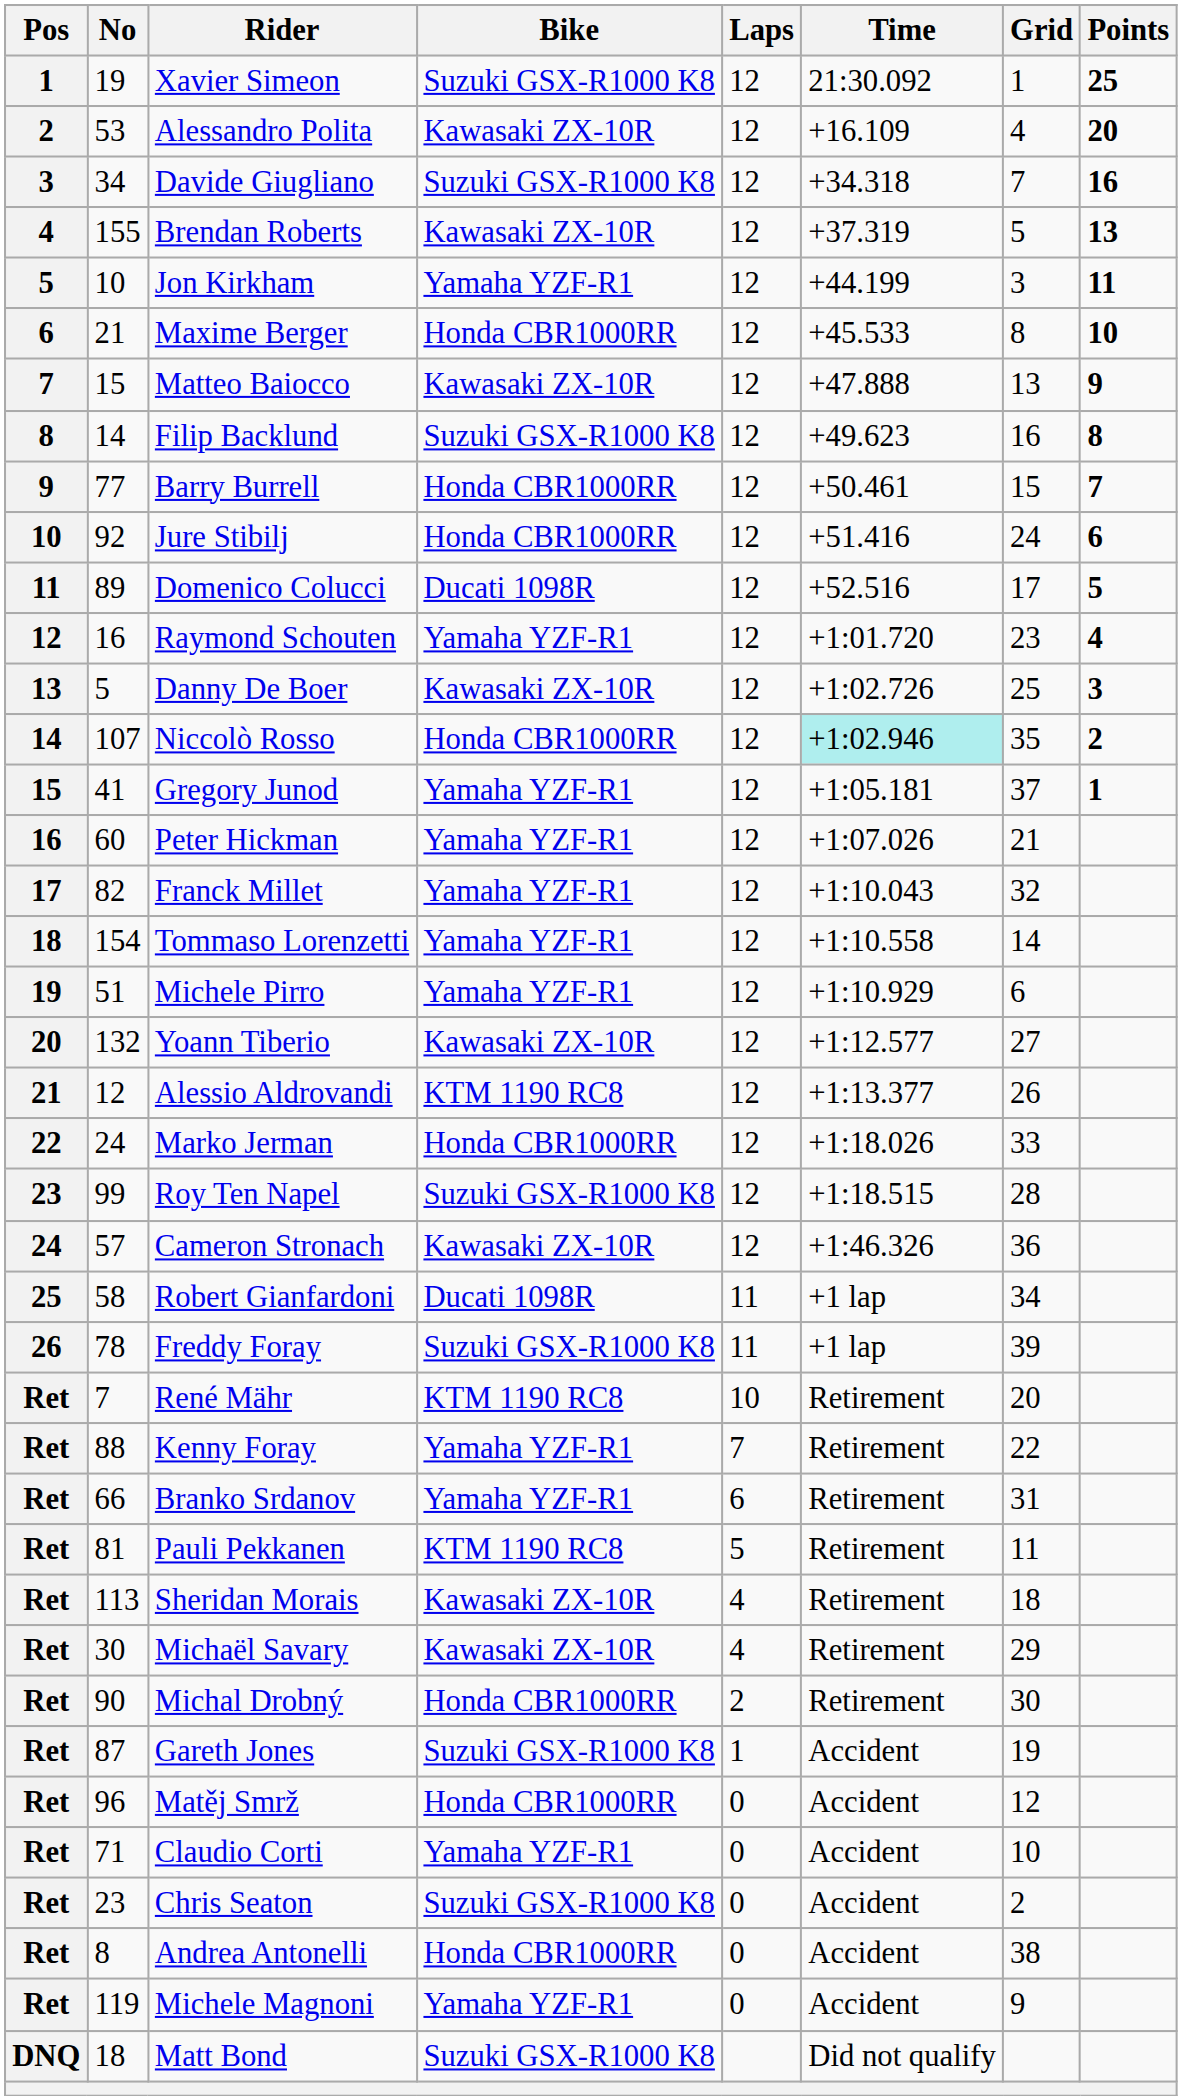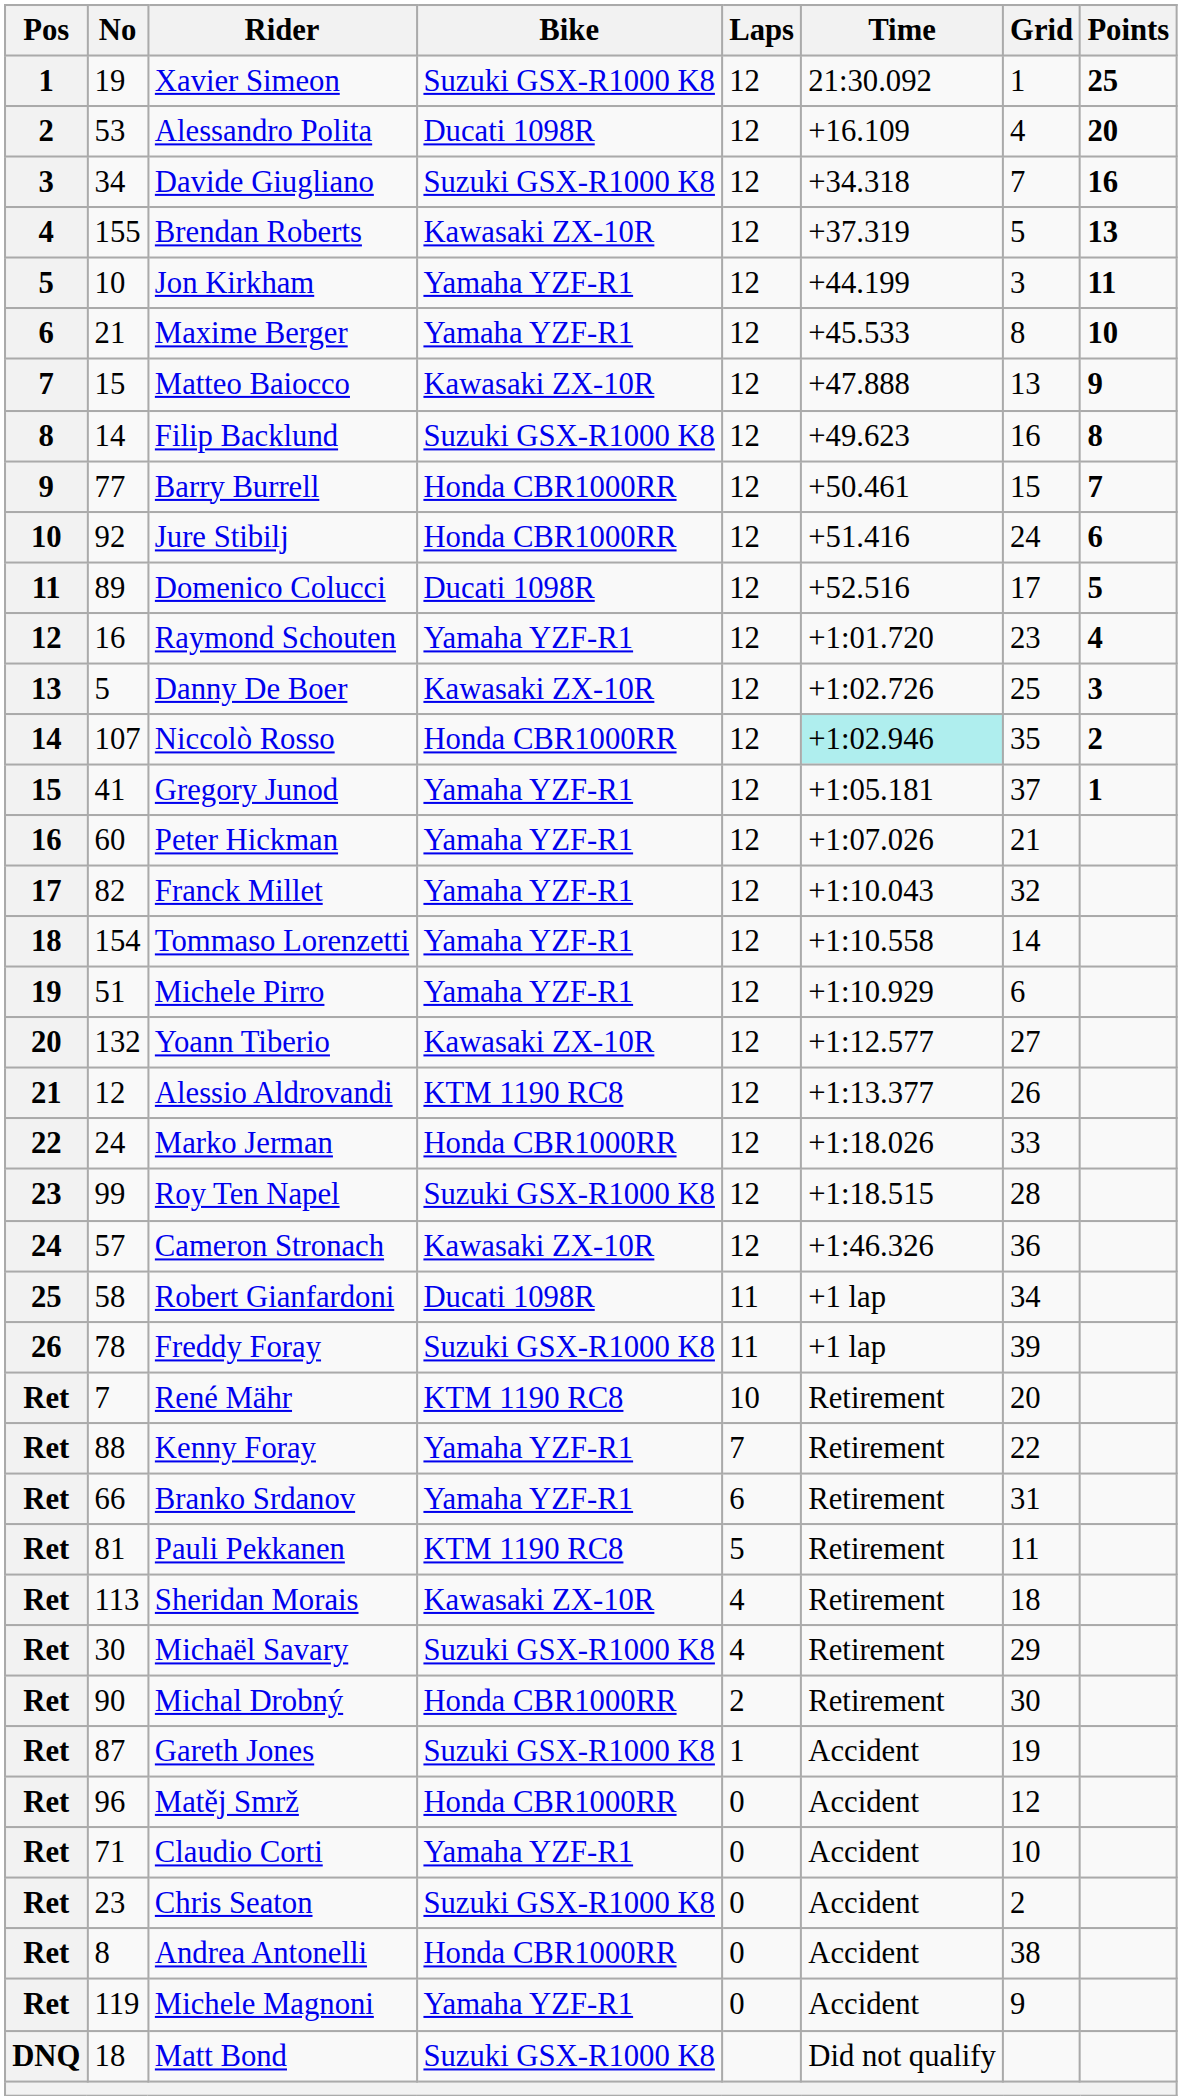(539, 131) Kawasaki ZX-10R -> (509, 131) Ducati 1098R
(550, 333) Honda CBR1000RR -> (528, 333) Yamaha YZF-R1
(539, 1650) Kawasaki ZX-10R -> (569, 1650) Suzuki GSX-R1000 K8
